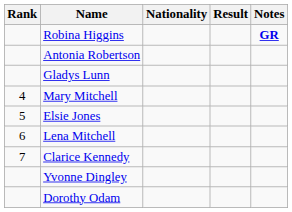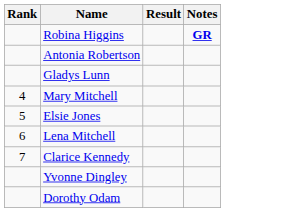- column: (177, 14)
